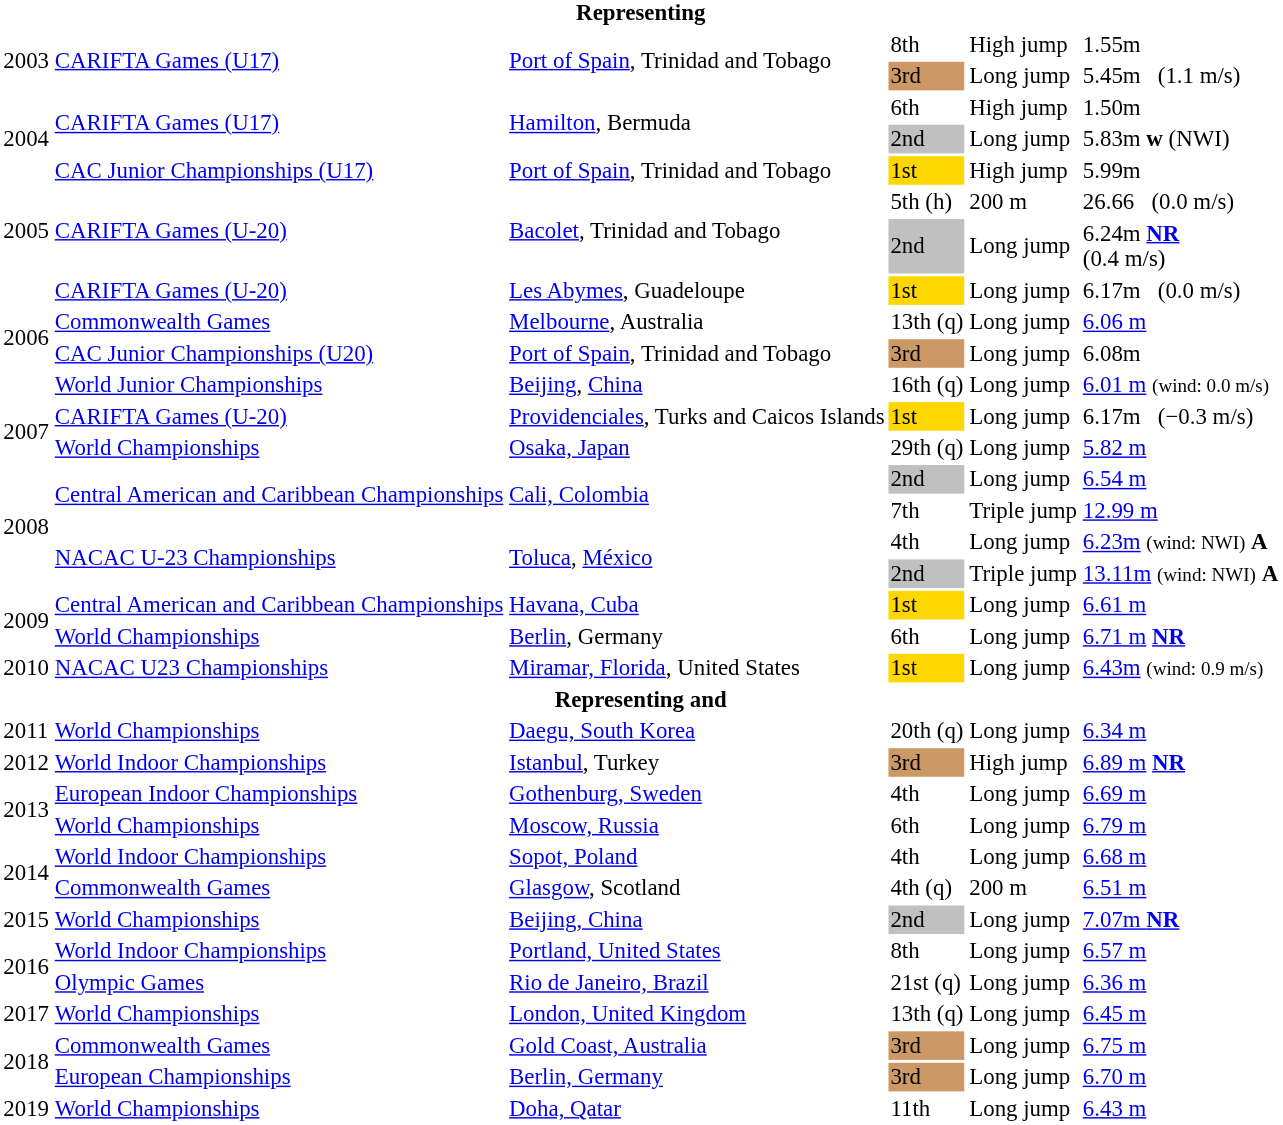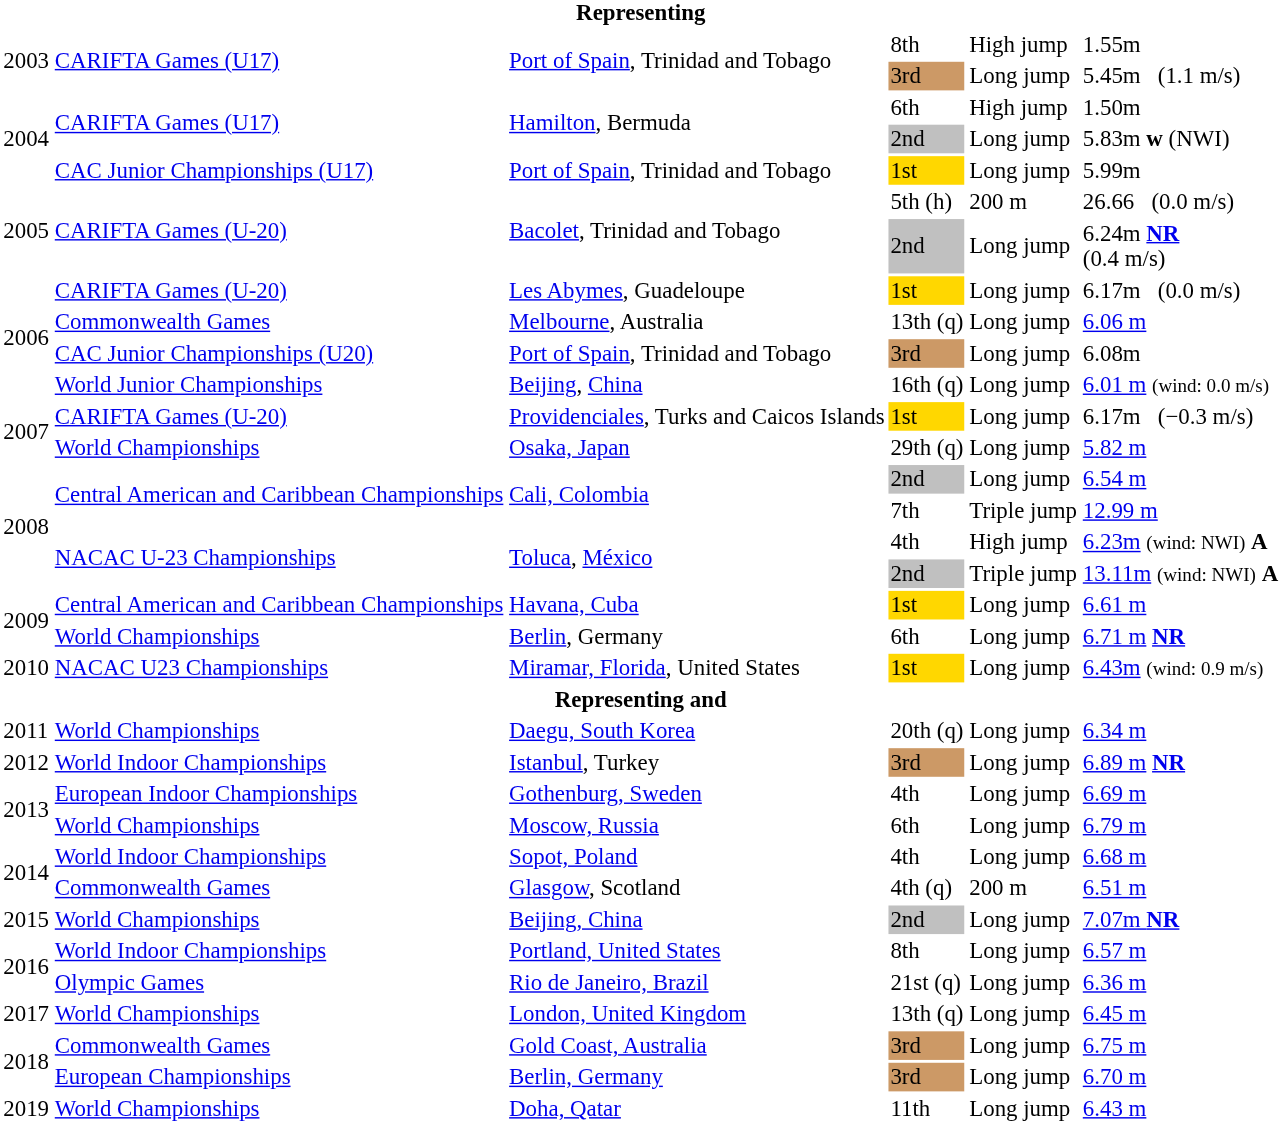(1018, 170) High jump -> (1020, 170) Long jump
(1020, 542) Long jump -> (1018, 542) High jump
(1018, 762) High jump -> (1020, 762) Long jump
